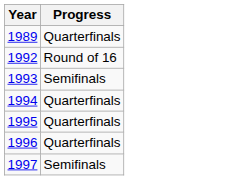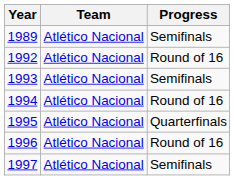+ column: (94, 15)
(82, 36) Quarterfinals -> (181, 36) Semifinals
(82, 100) Quarterfinals -> (187, 100) Round of 16
(82, 143) Quarterfinals -> (187, 143) Round of 16
